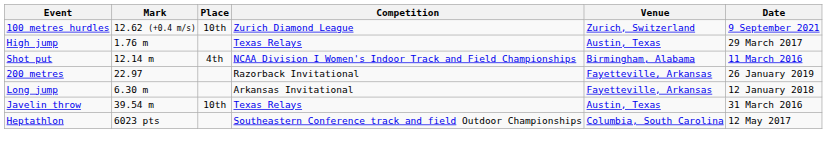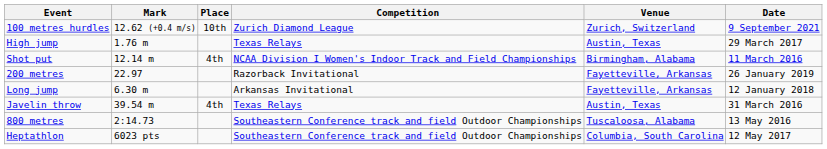(215, 105) 10th -> (215, 105) 4th
+ row: (35, 120)
